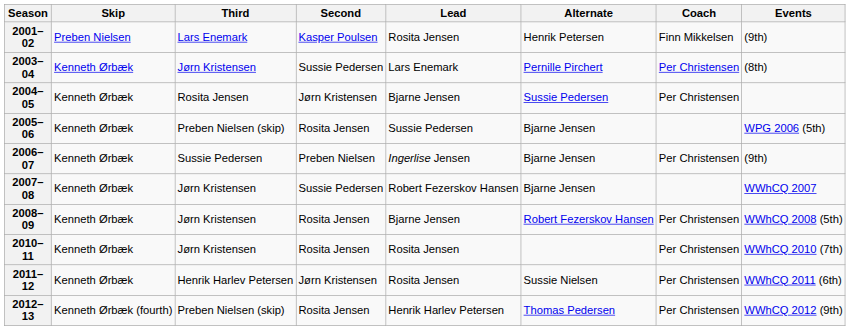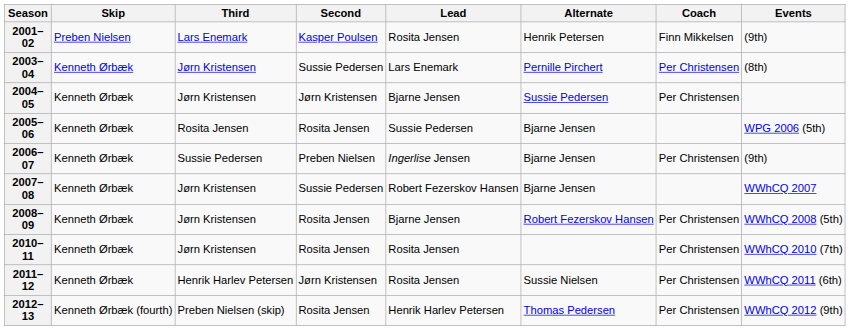(213, 98) Rosita Jensen -> (217, 98) Jørn Kristensen
(231, 128) Preben Nielsen (skip) -> (213, 128) Rosita Jensen
